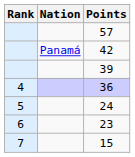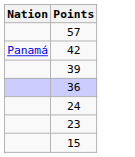- column: (21, 14)
